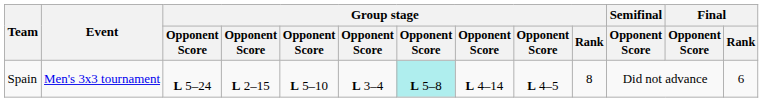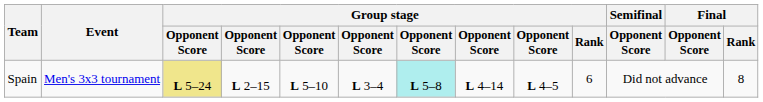(192, 86) no background -> (192, 86) khaki background
(589, 79) 8 -> (589, 79) 6
(741, 79) 6 -> (741, 79) 8
